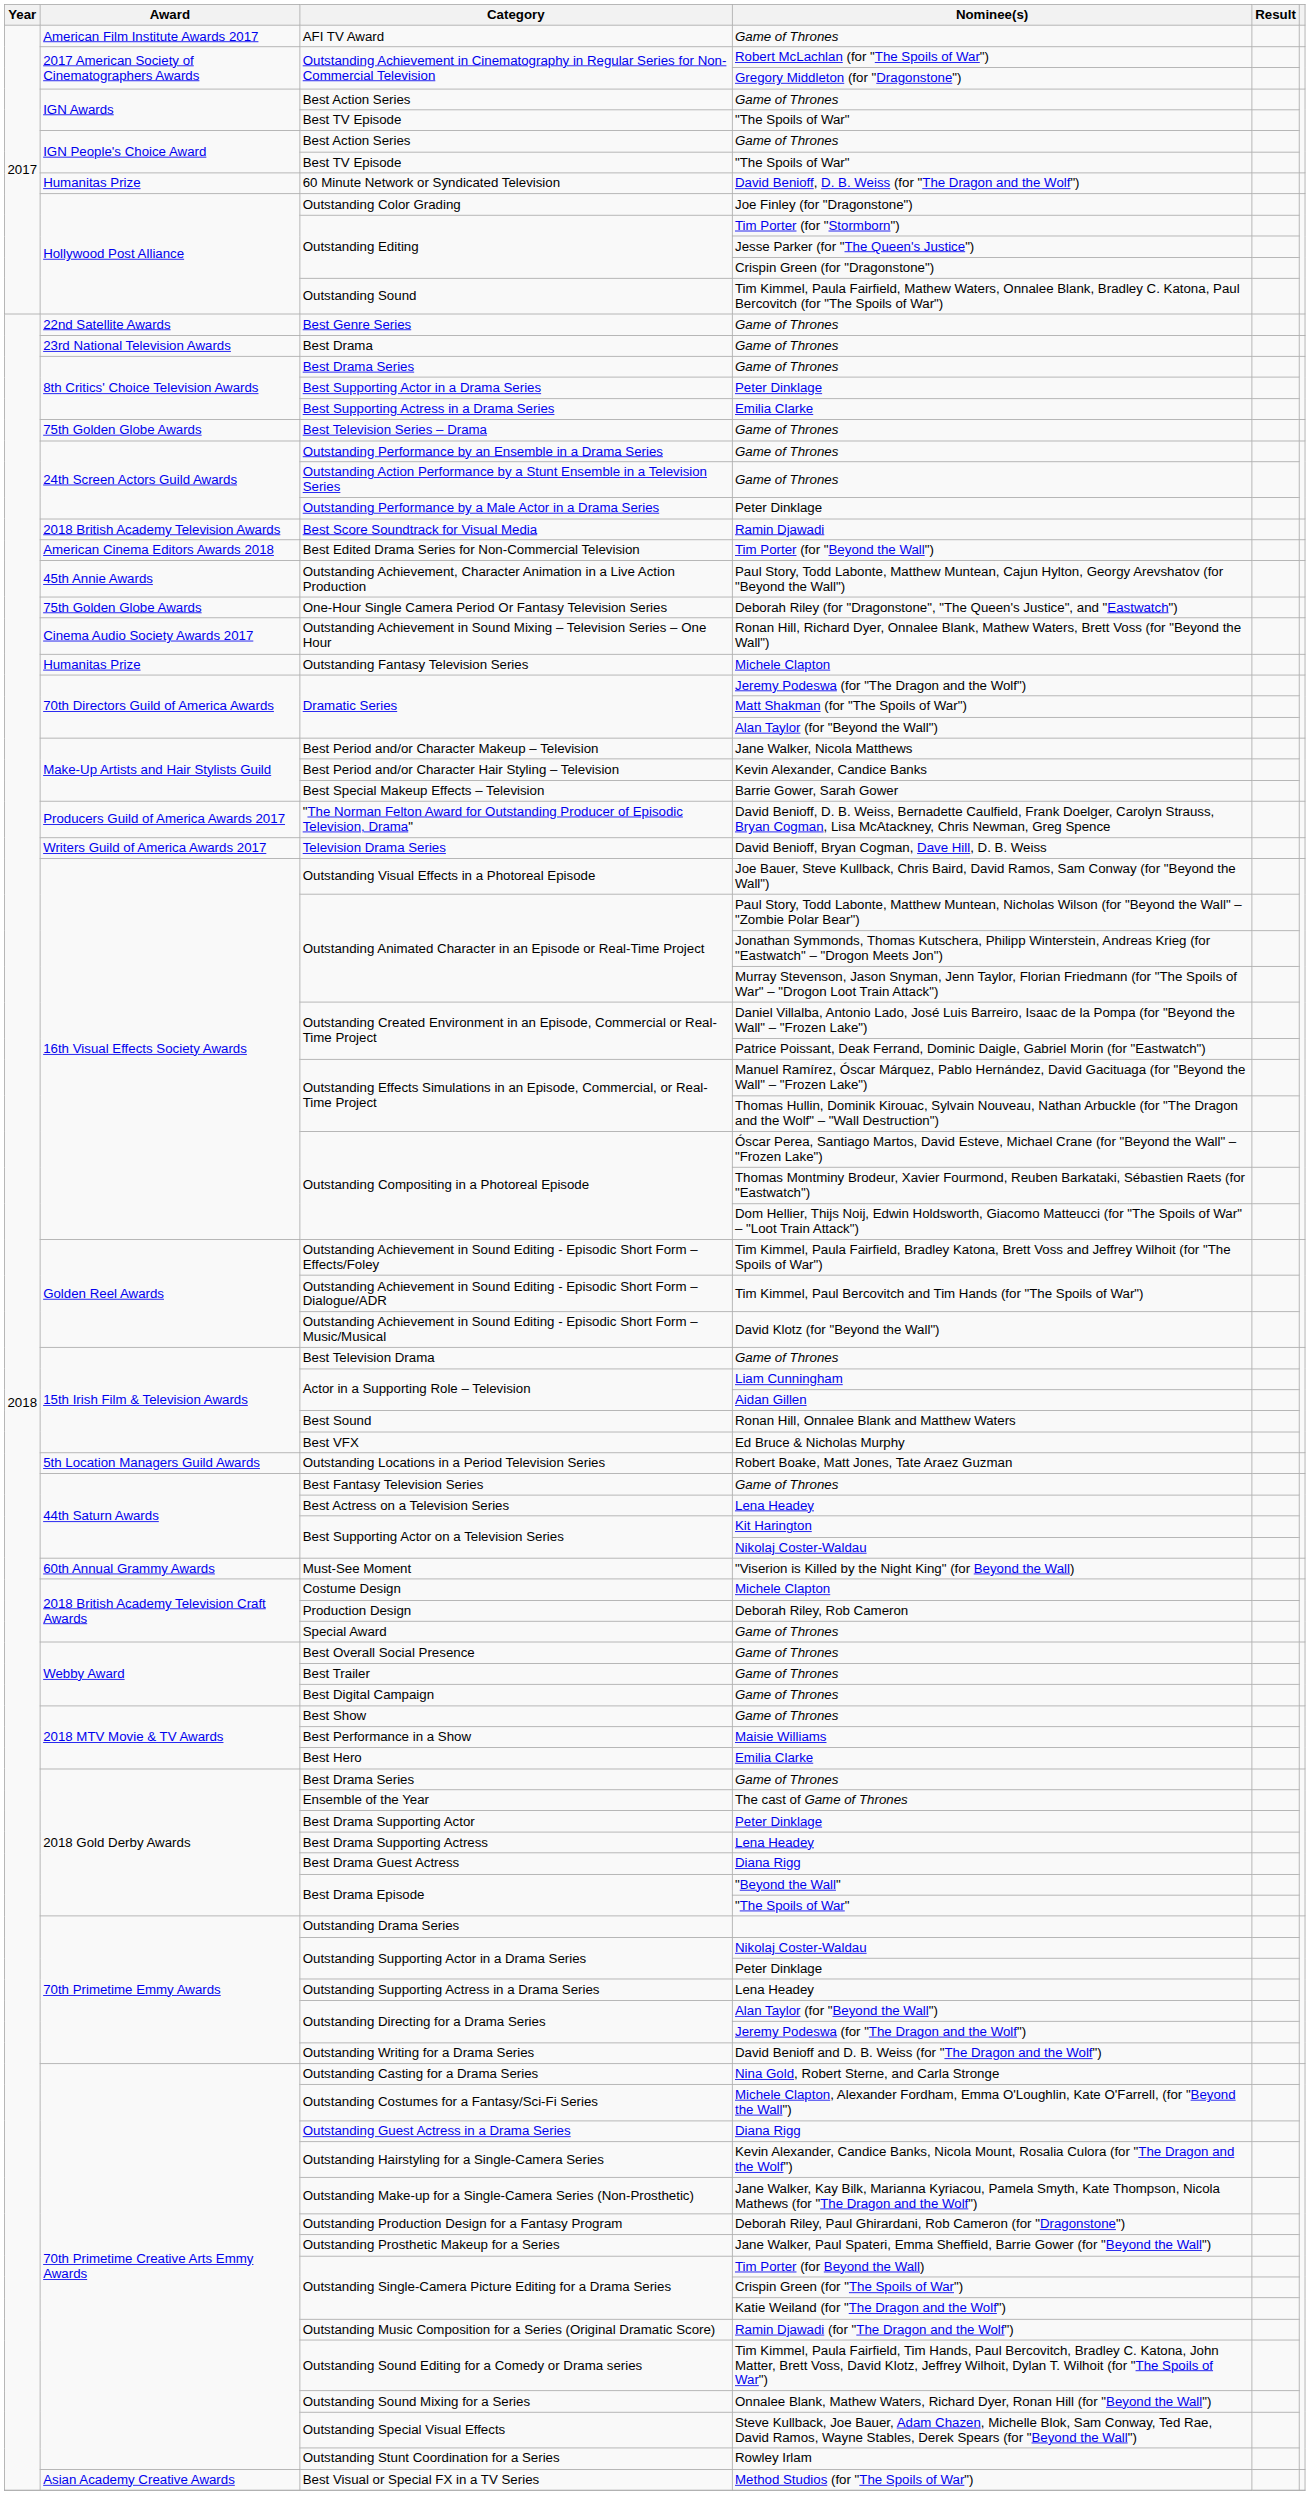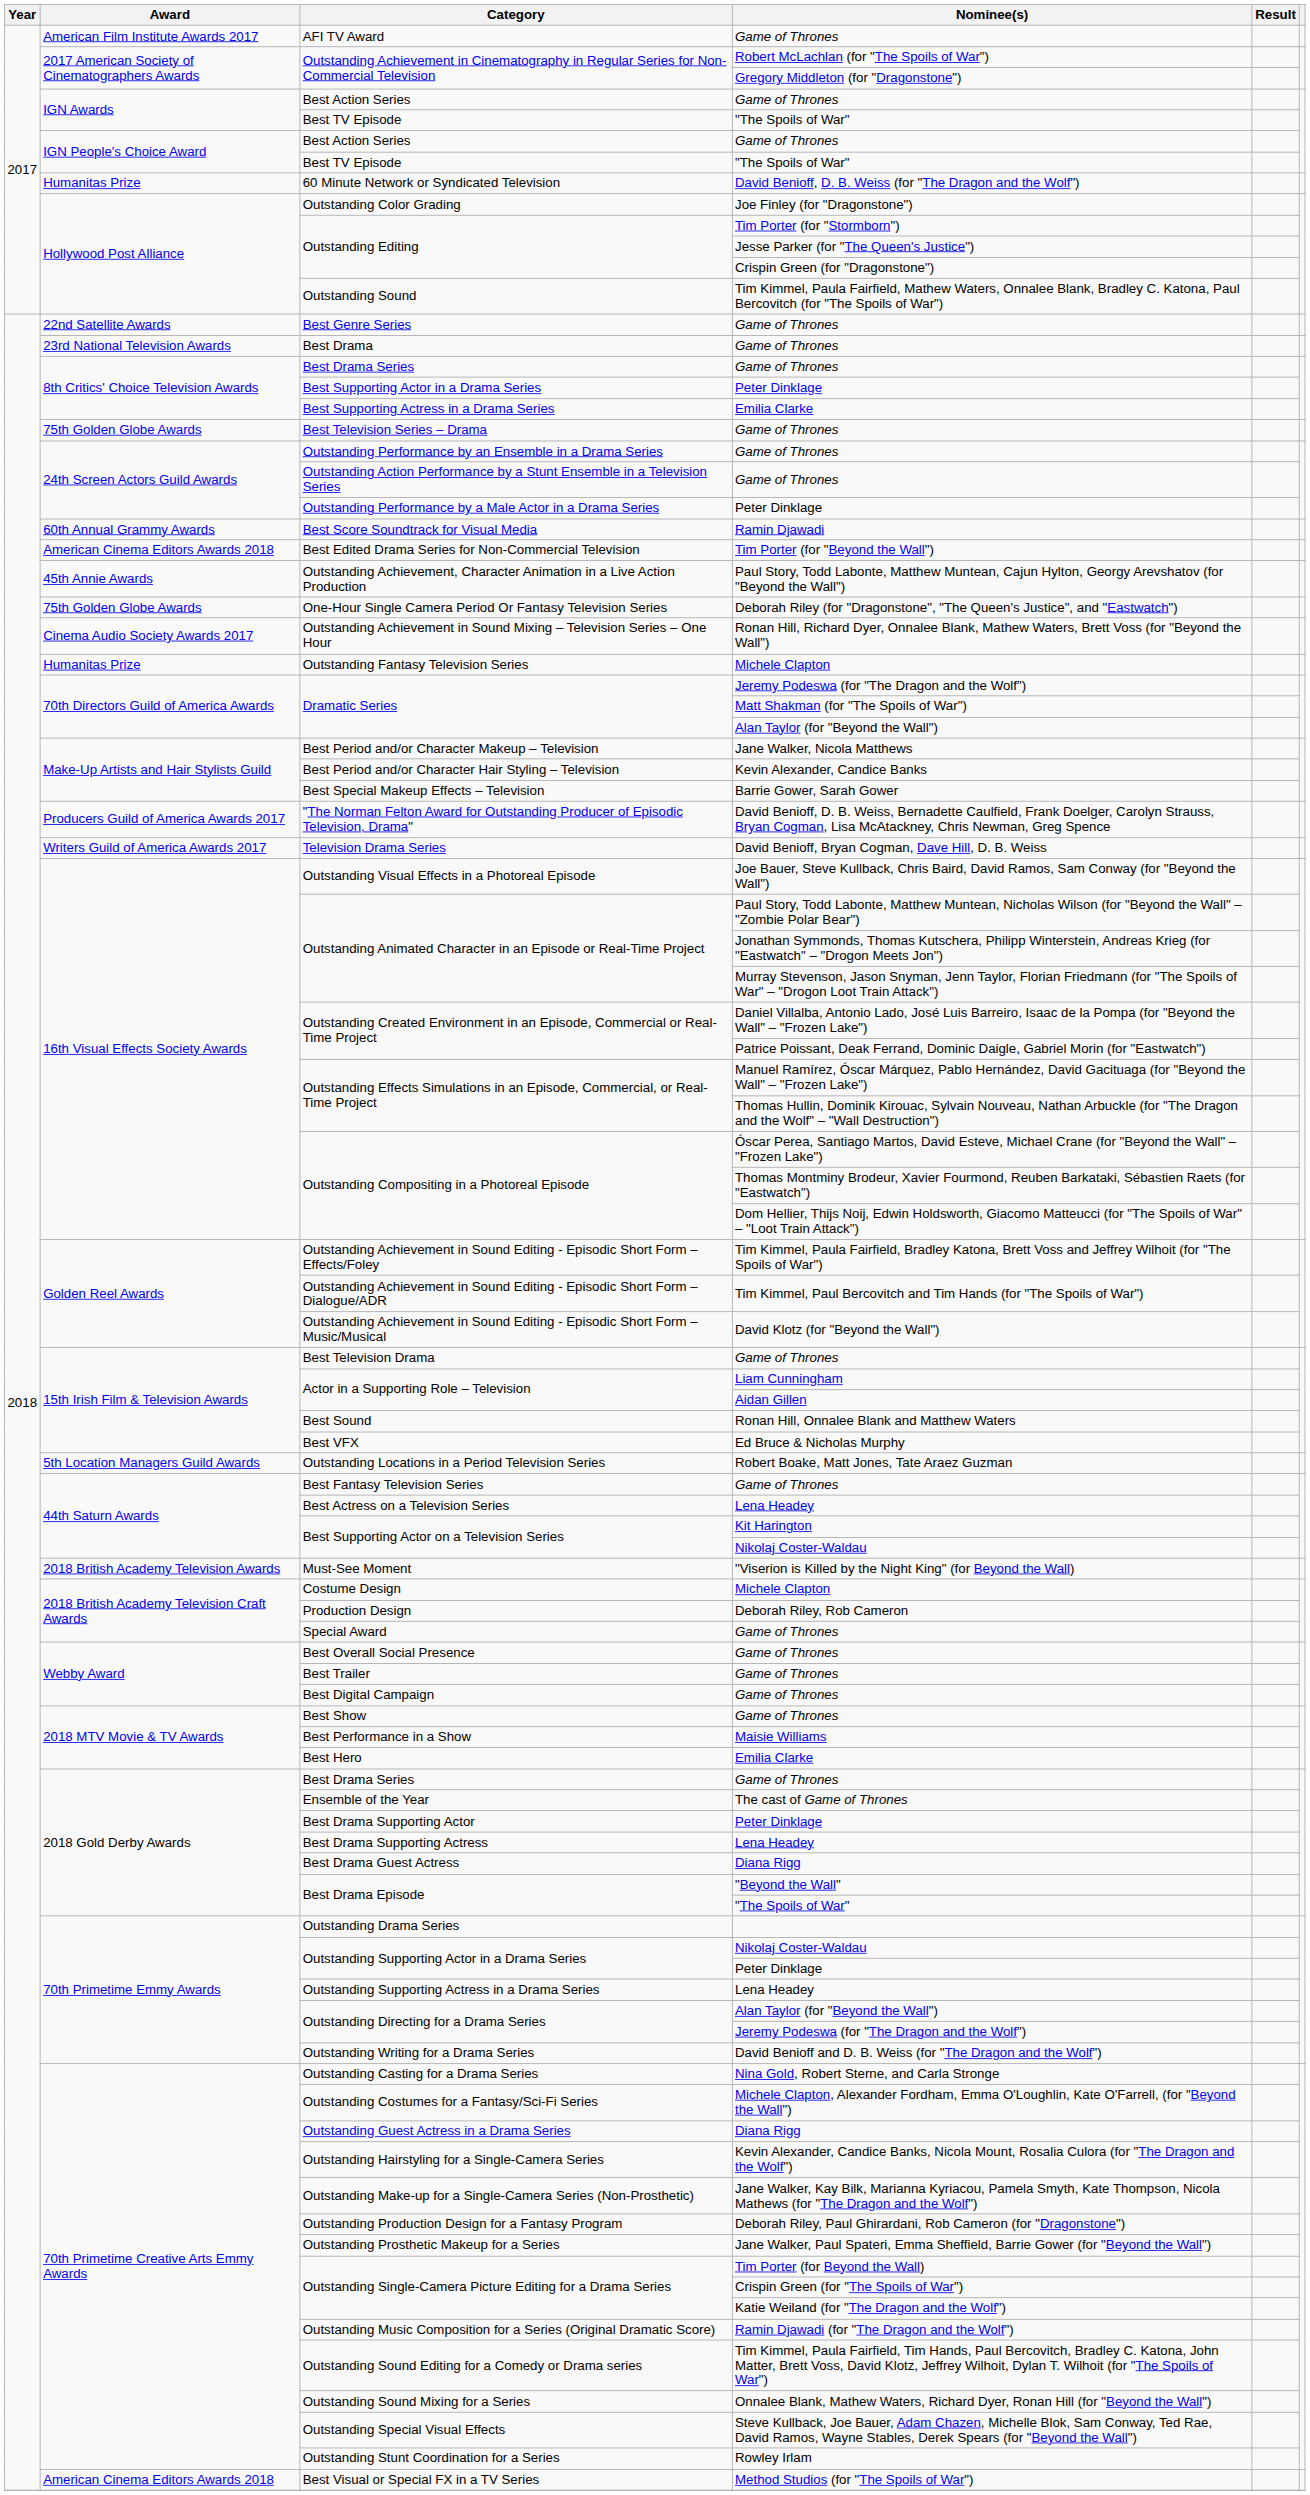(162, 529) 2018 British Academy Television Awards -> (129, 529) 60th Annual Grammy Awards
(129, 1568) 60th Annual Grammy Awards -> (162, 1568) 2018 British Academy Television Awards
(139, 2479) Asian Academy Creative Awards -> (159, 2479) American Cinema Editors Awards 2018
